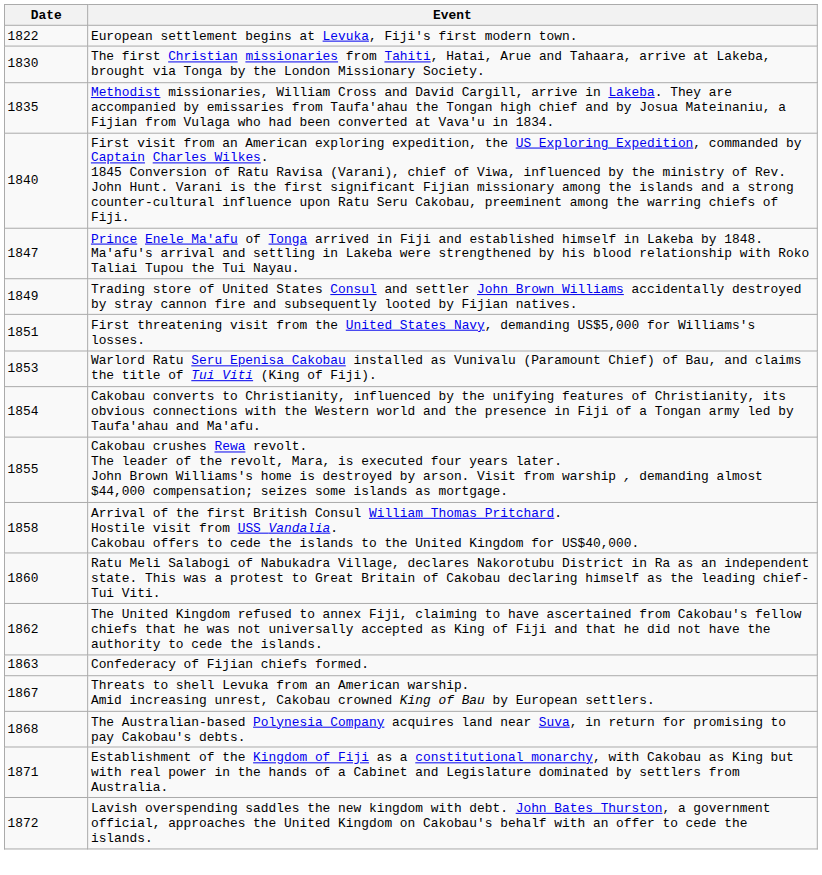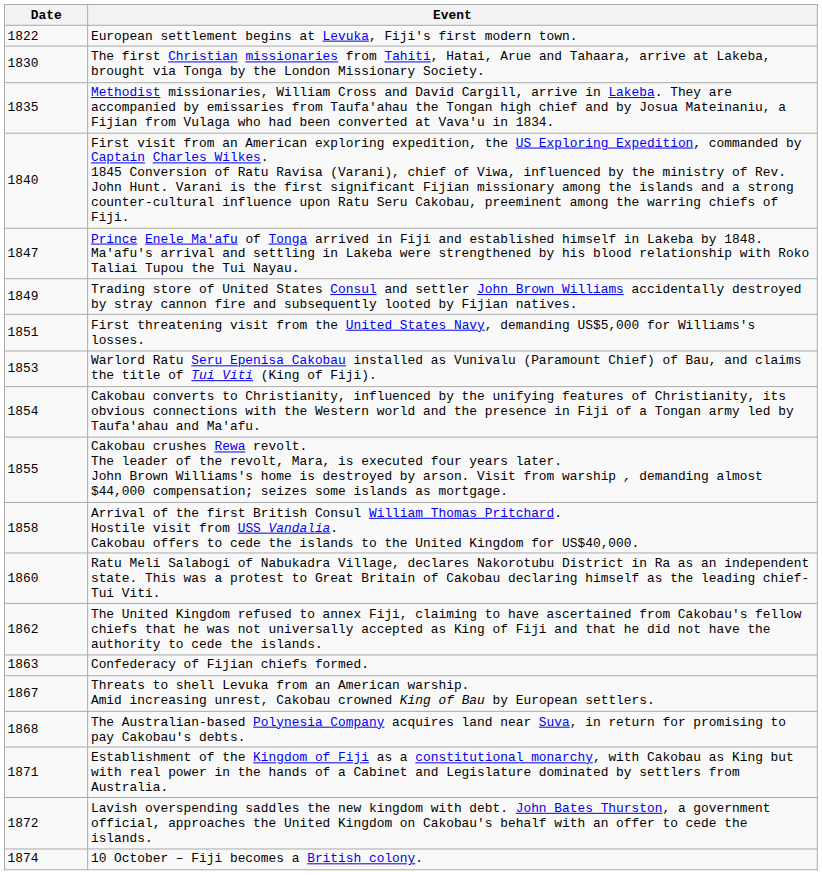+ row: (257, 859)
